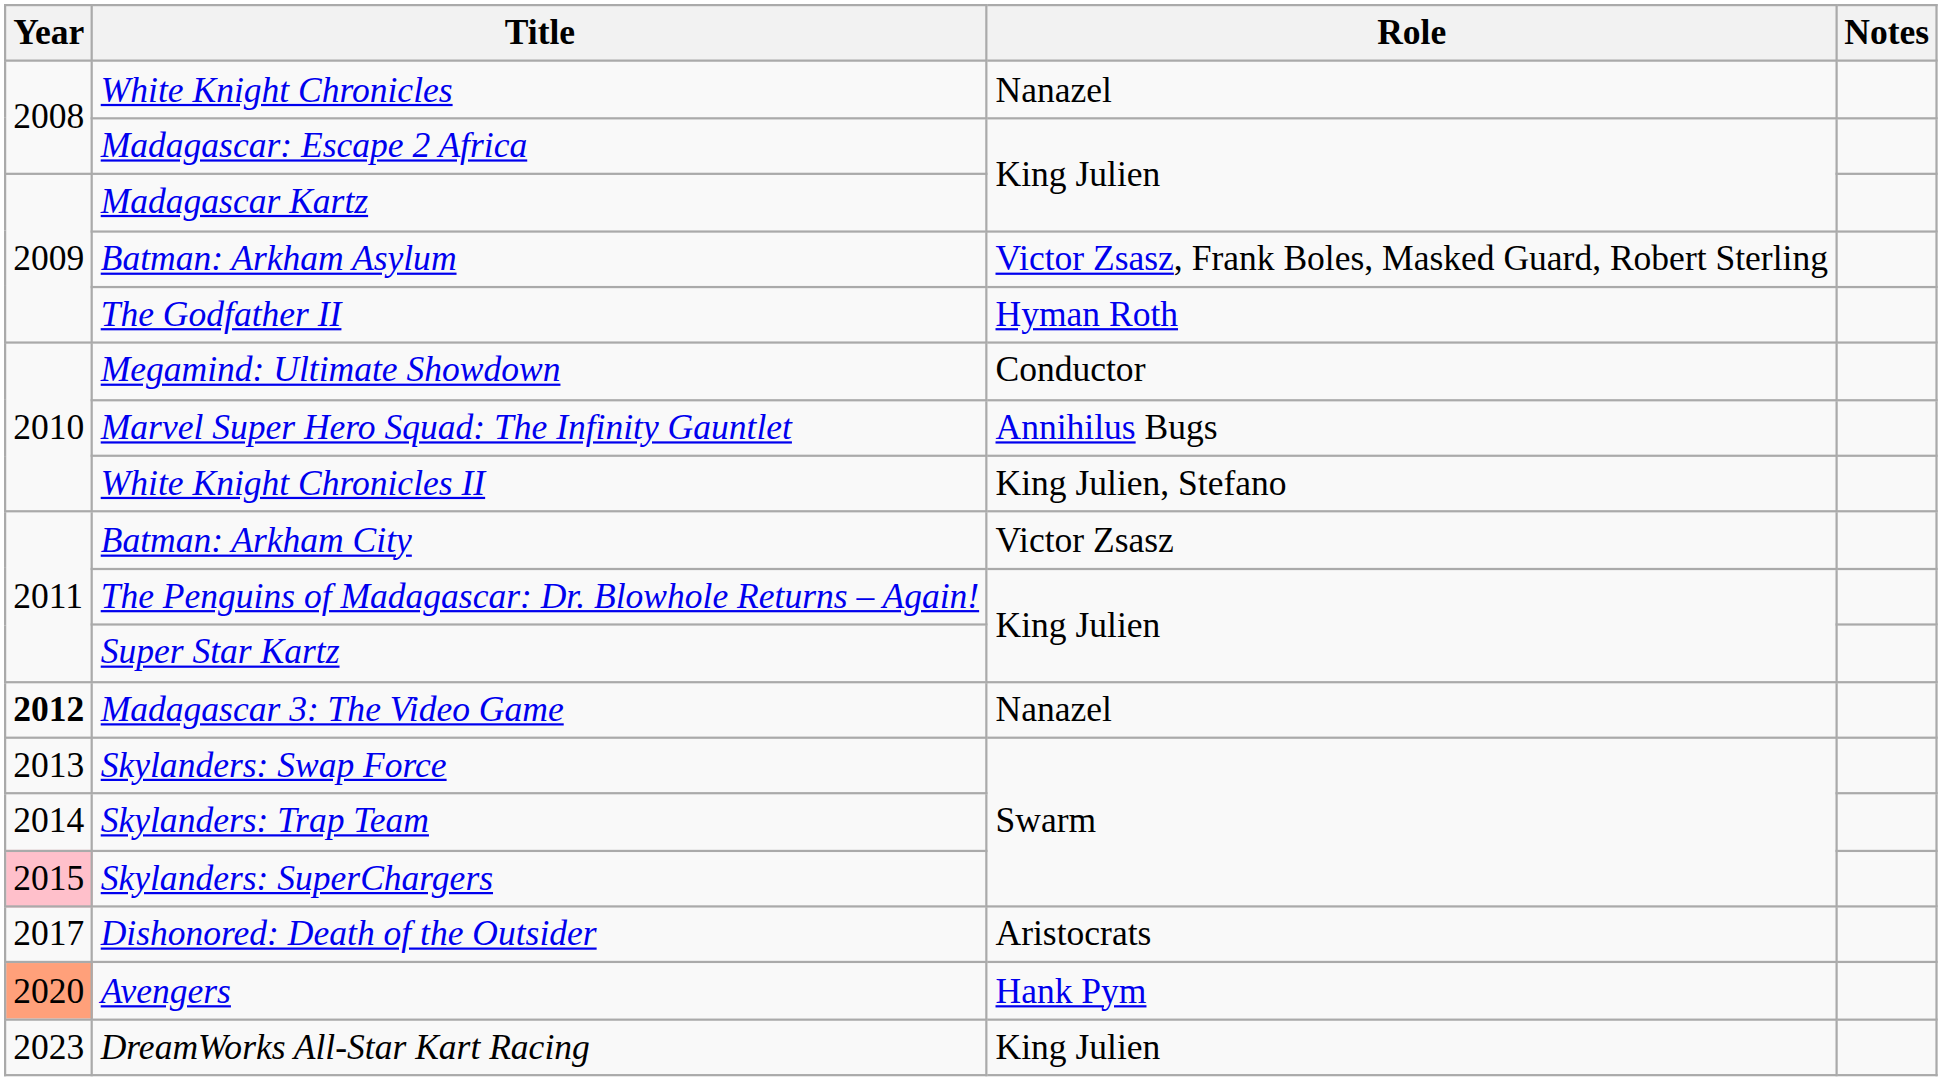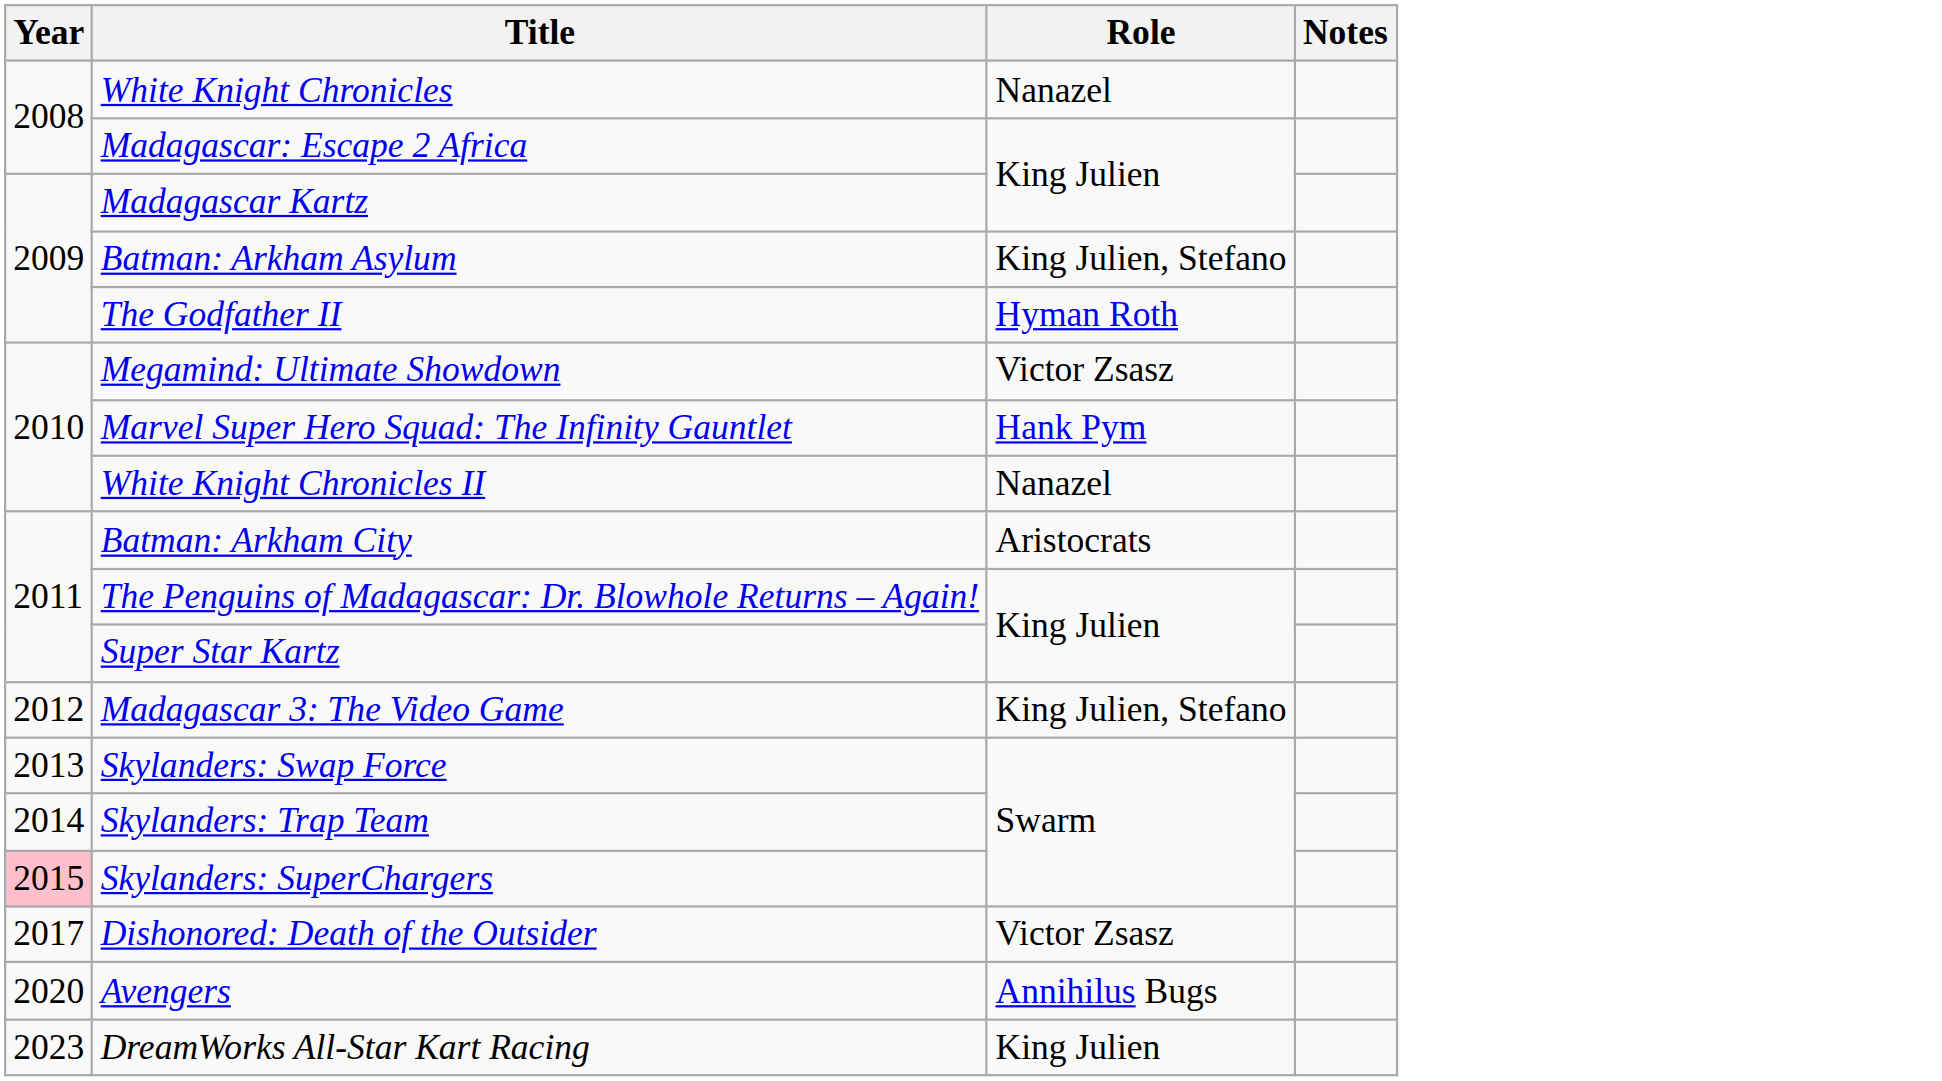(1412, 257) Victor Zsasz, Frank Boles, Masked Guard, Robert Sterling -> (1141, 257) King Julien, Stefano
(1070, 370) Conductor -> (1085, 370) Victor Zsasz
(1107, 426) Annihilus Bugs -> (1071, 426) Hank Pym
(1141, 483) King Julien, Stefano -> (1054, 483) Nanazel
(1085, 539) Victor Zsasz -> (1073, 539) Aristocrats
(49, 708) bold -> (49, 708) normal
(1054, 708) Nanazel -> (1141, 708) King Julien, Stefano
(1073, 933) Aristocrats -> (1085, 933) Victor Zsasz
(49, 990) lightsalmon background -> (49, 990) no background
(1071, 990) Hank Pym -> (1107, 990) Annihilus Bugs
